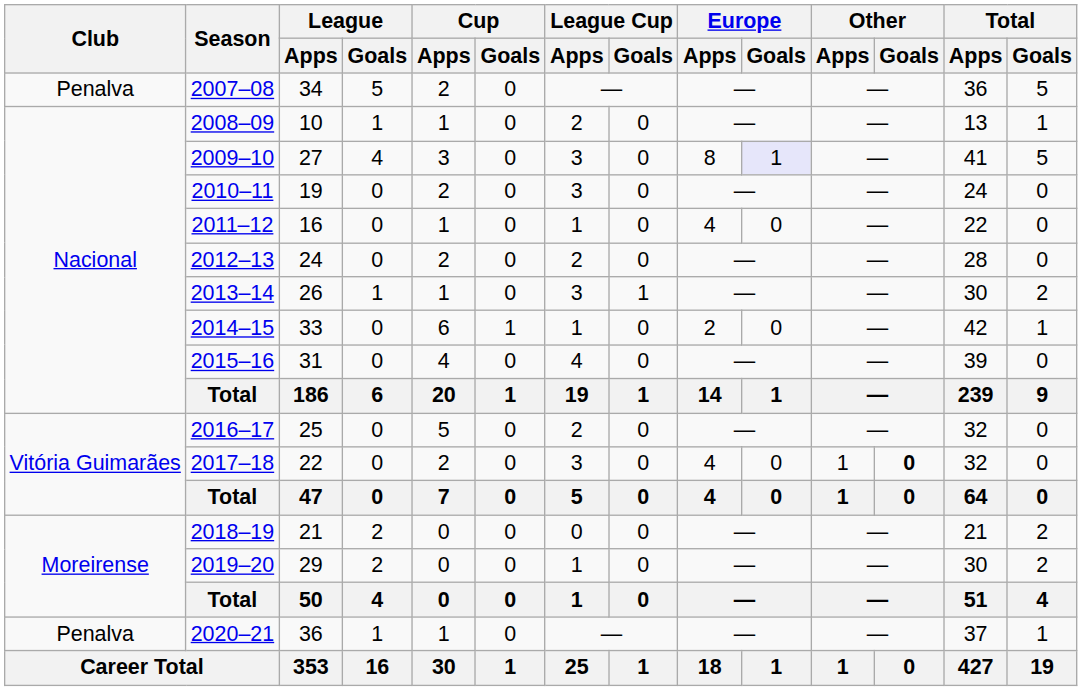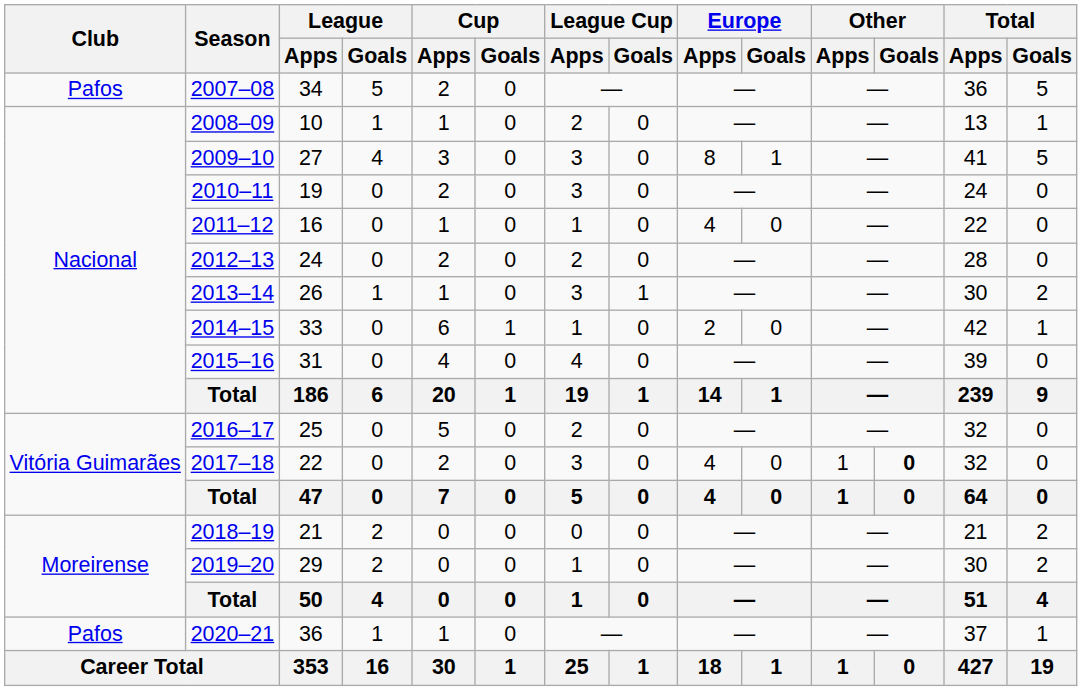(95, 89) Penalva -> (95, 89) Pafos
(776, 157) lavender background -> (776, 157) no background
(95, 633) Penalva -> (95, 633) Pafos
